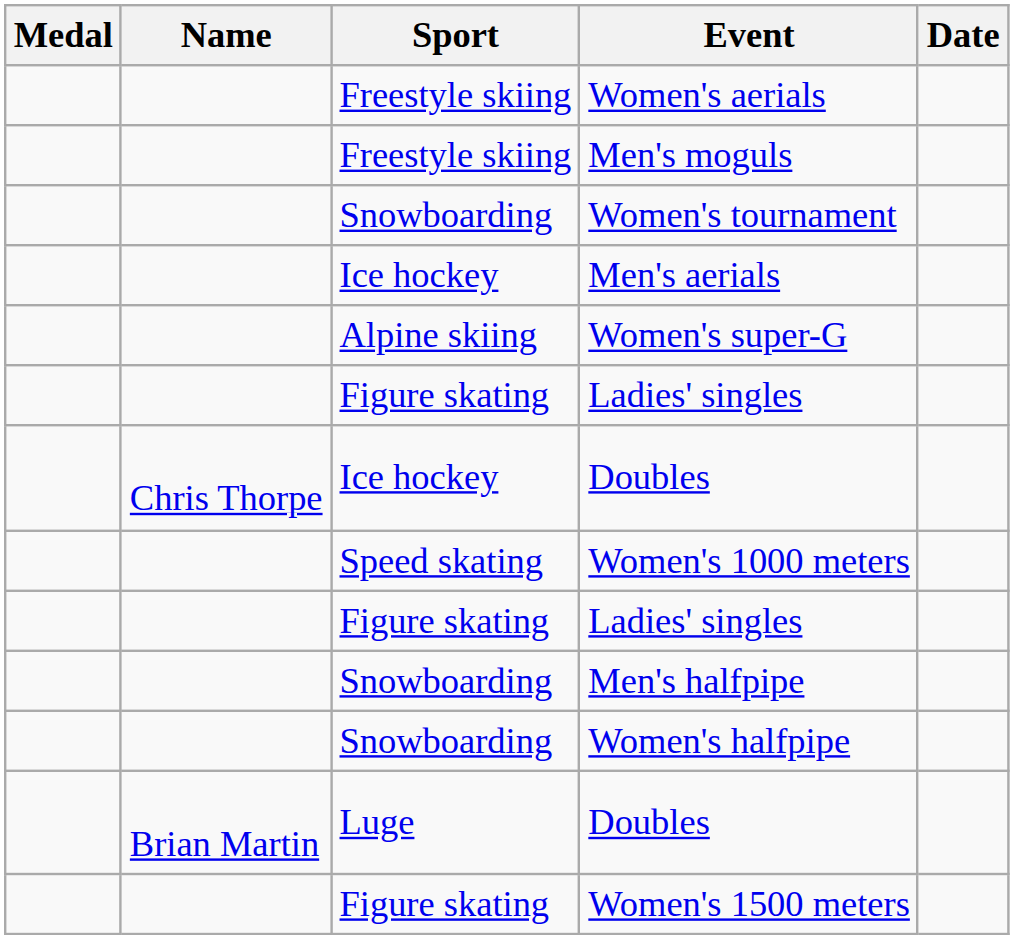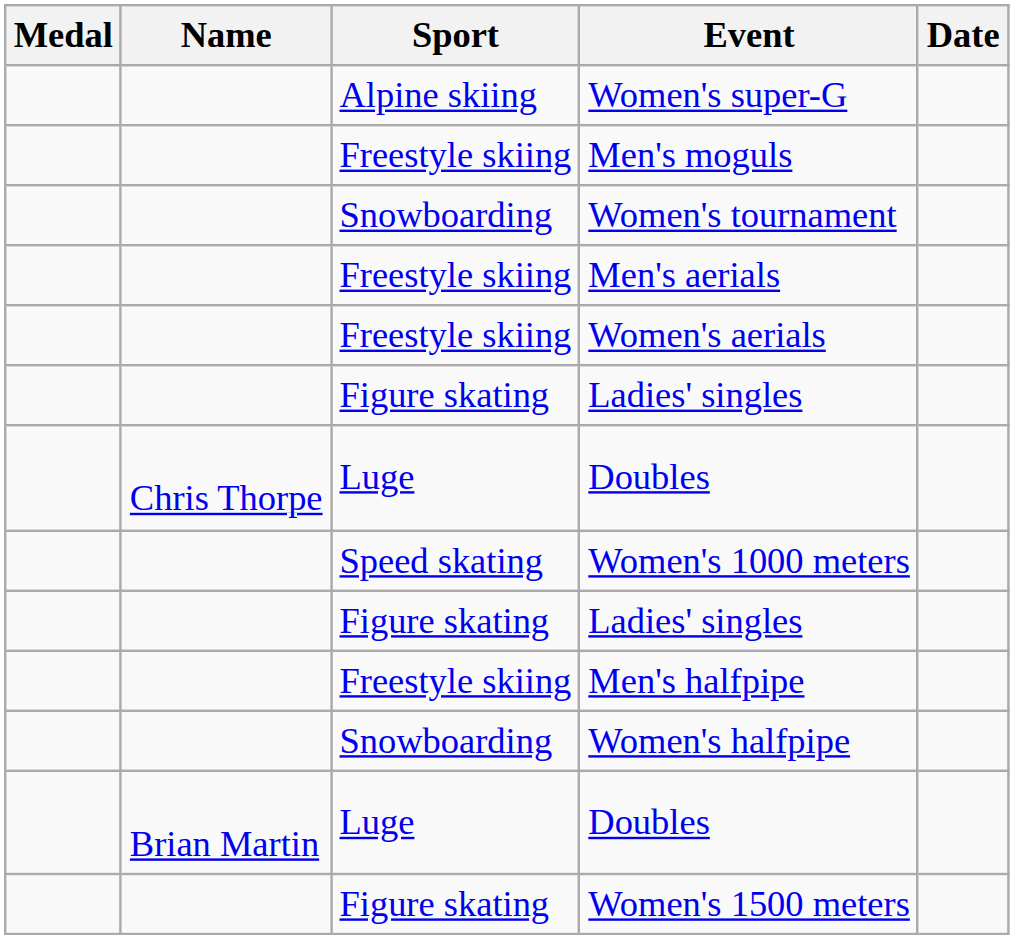rows swapped: (226, 336) <-> (226, 96)
(419, 275) Ice hockey -> (455, 275) Freestyle skiing
(419, 477) Ice hockey -> (377, 477) Luge
(446, 679) Snowboarding -> (455, 679) Freestyle skiing
